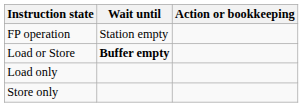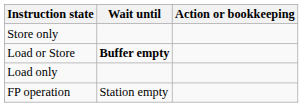rows swapped: (39, 33) <-> (33, 92)
